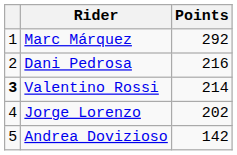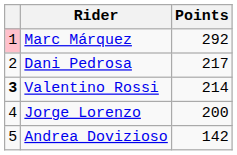(13, 41) no background -> (13, 41) pink background
(215, 65) 216 -> (215, 65) 217
(215, 114) 202 -> (215, 114) 200
